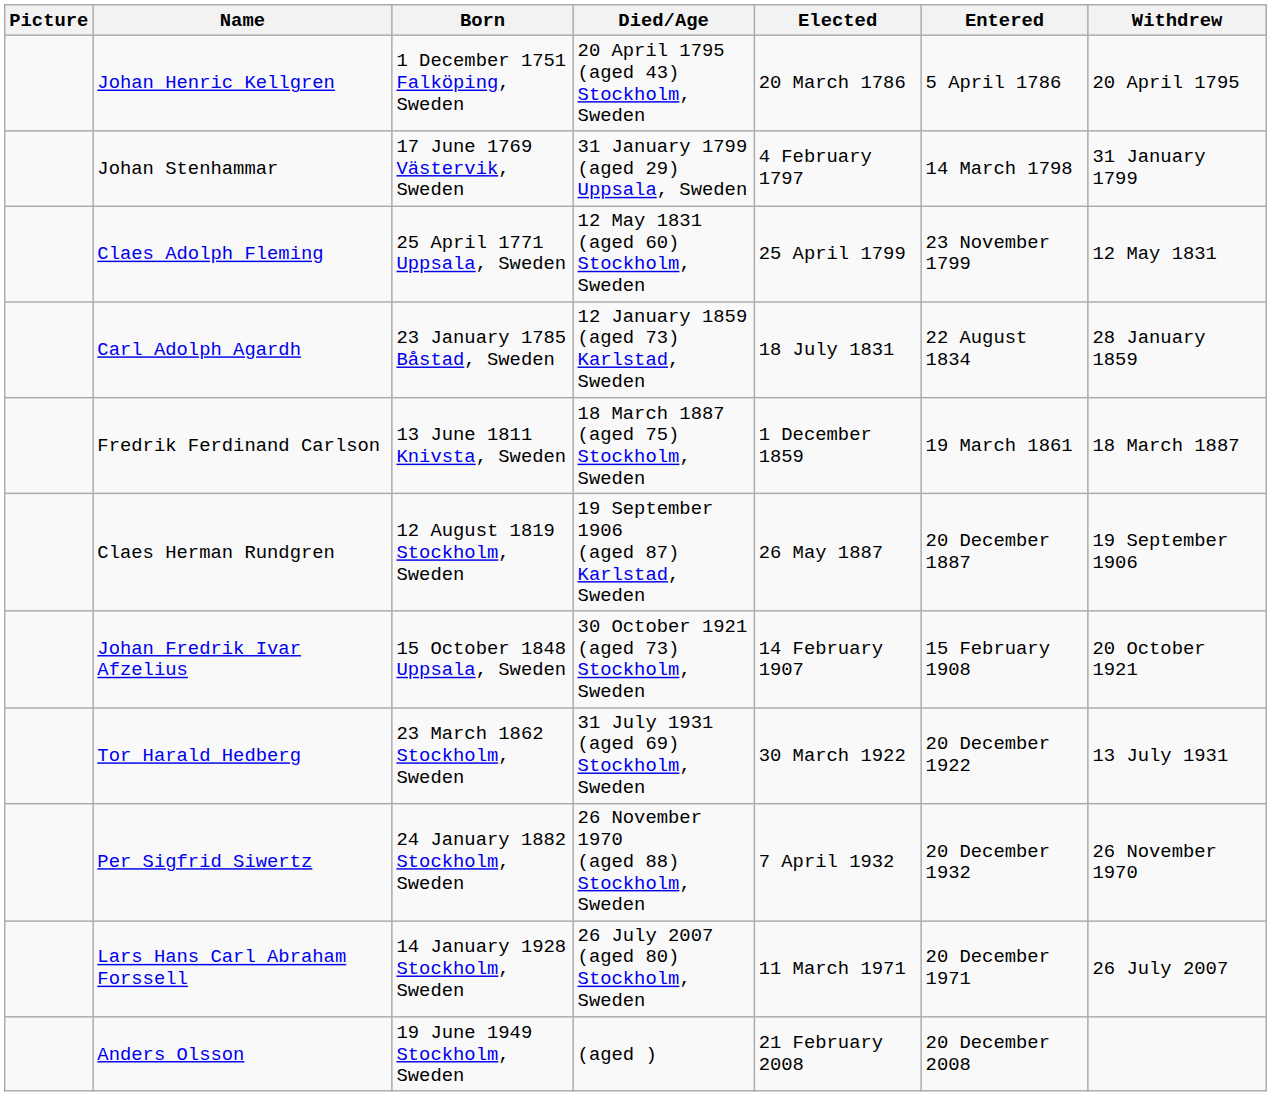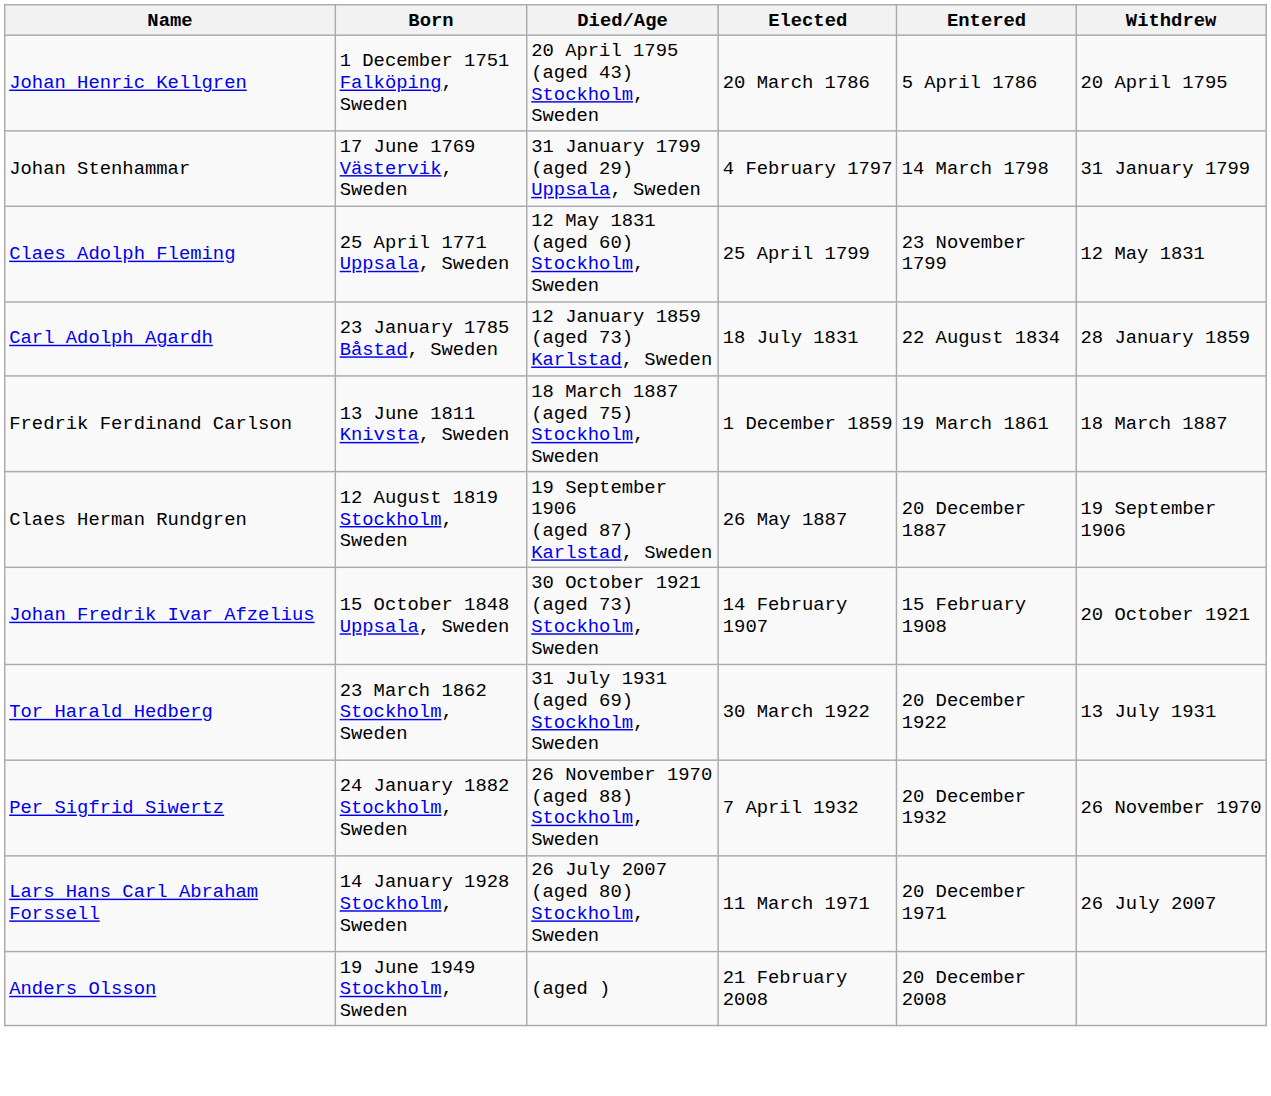- column: (49, 20)
